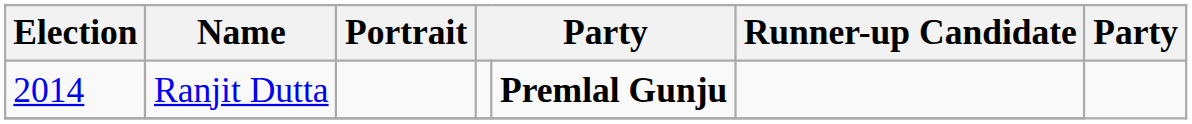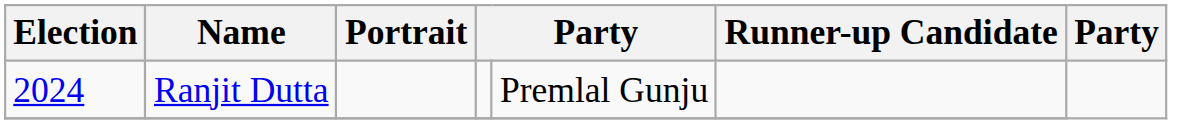(49, 88) 2014 -> (49, 88) 2024
(614, 88) bold -> (604, 88) normal
